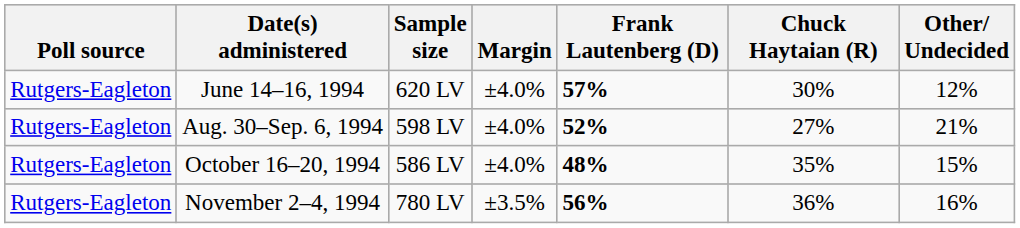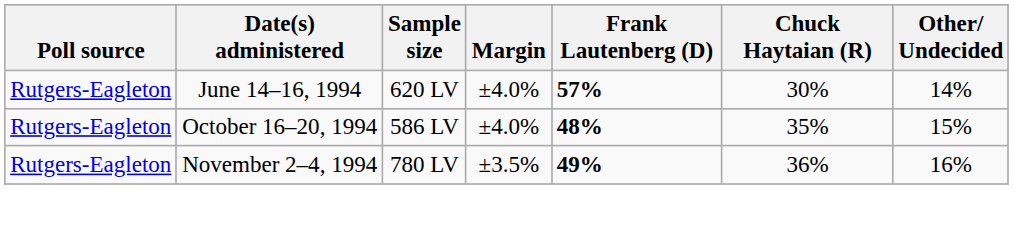(957, 89) 12% -> (951, 89) 14%
- row: (283, 127)
(586, 203) 56% -> (580, 165) 49%
